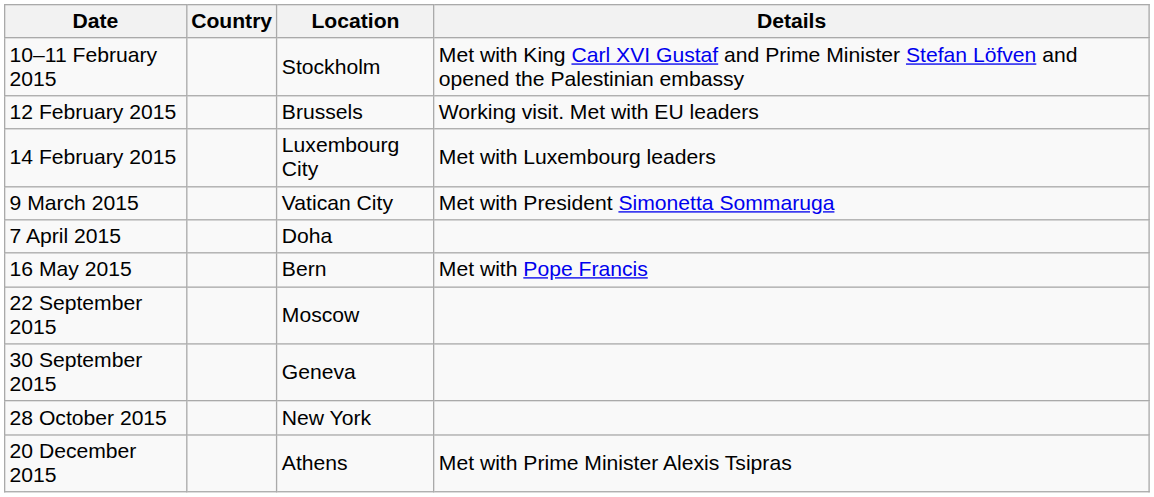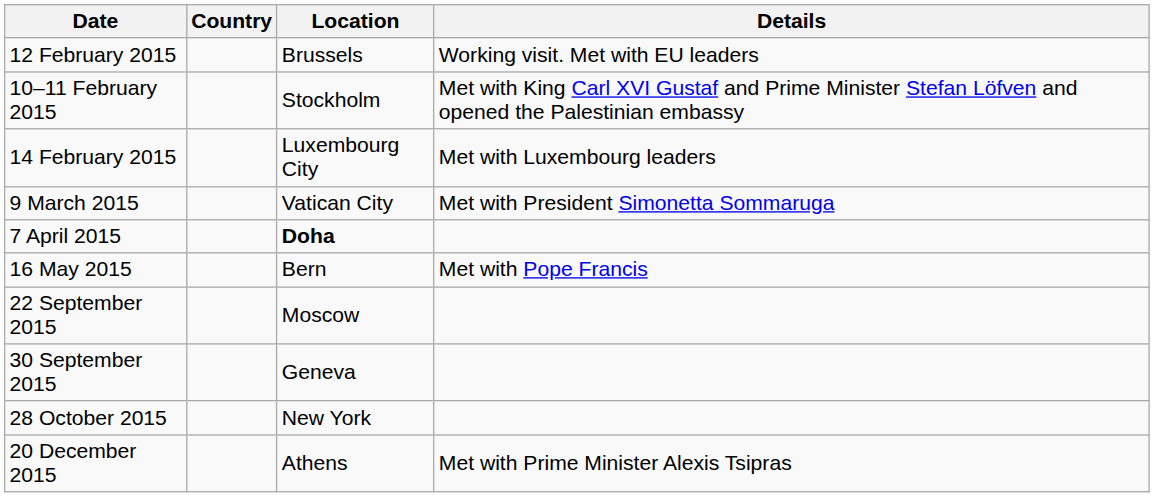rows swapped: (83, 66) <-> (93, 111)
(307, 236) normal -> (308, 236) bold
